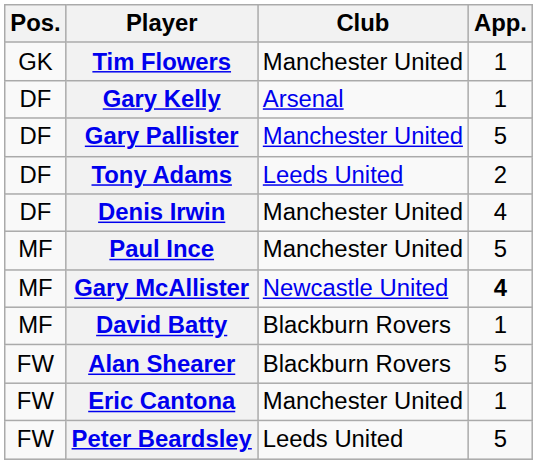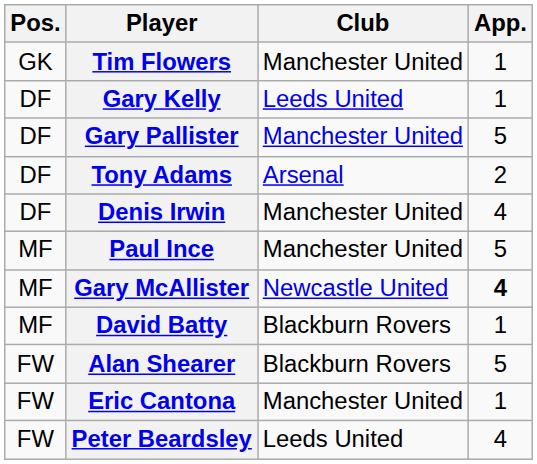(303, 99) Arsenal -> (333, 99) Leeds United
(333, 174) Leeds United -> (303, 174) Arsenal
(500, 439) 5 -> (500, 439) 4
